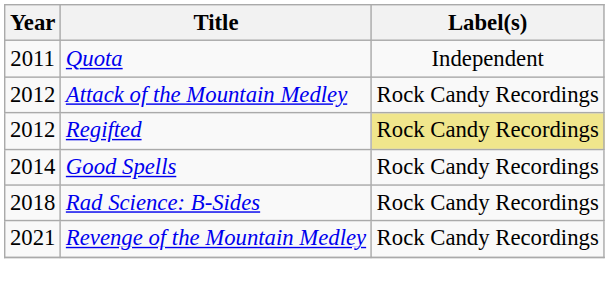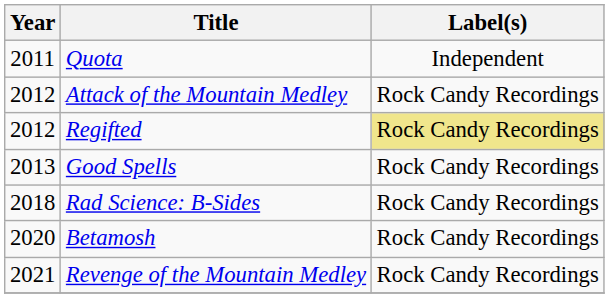(33, 166) 2014 -> (33, 166) 2013
+ row: (111, 238)
